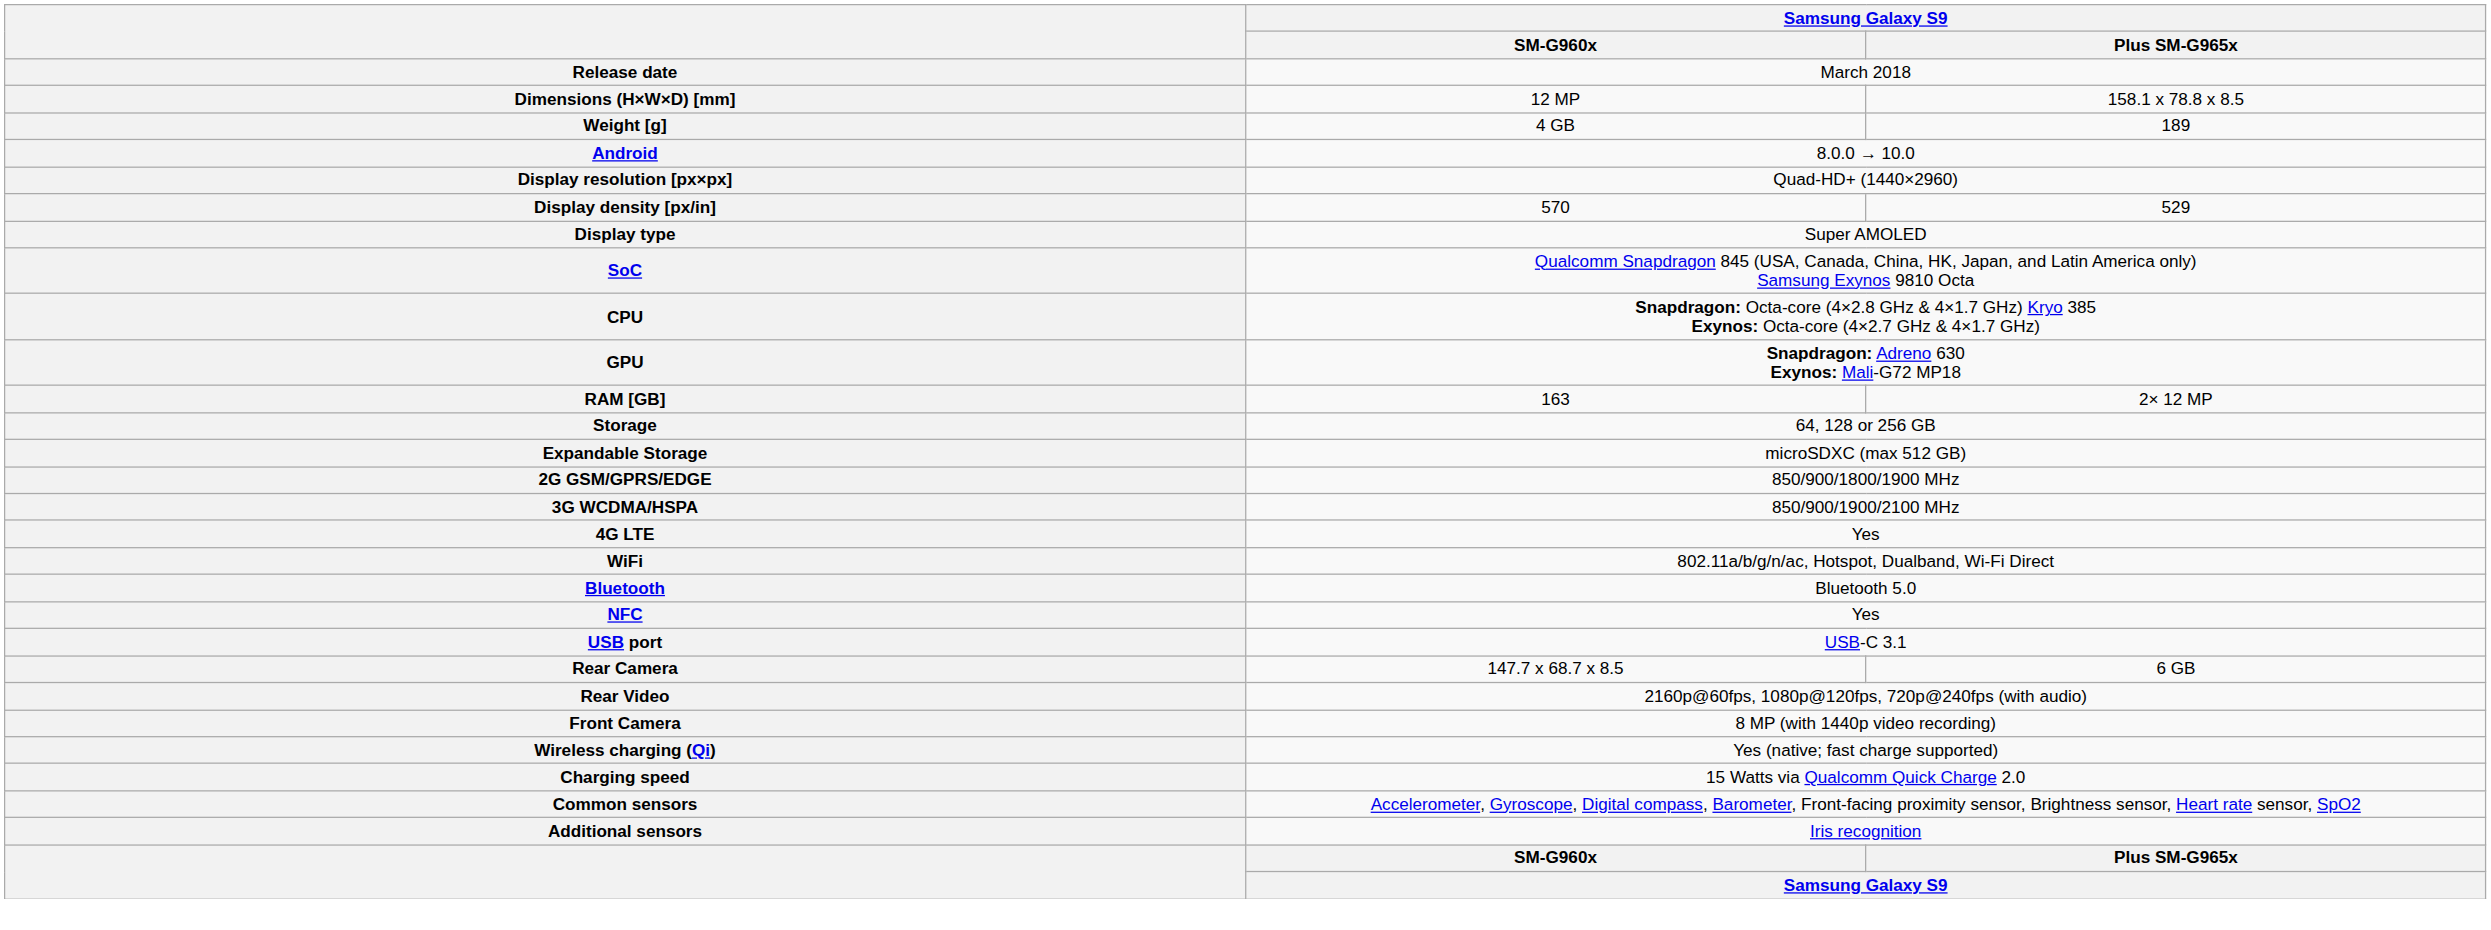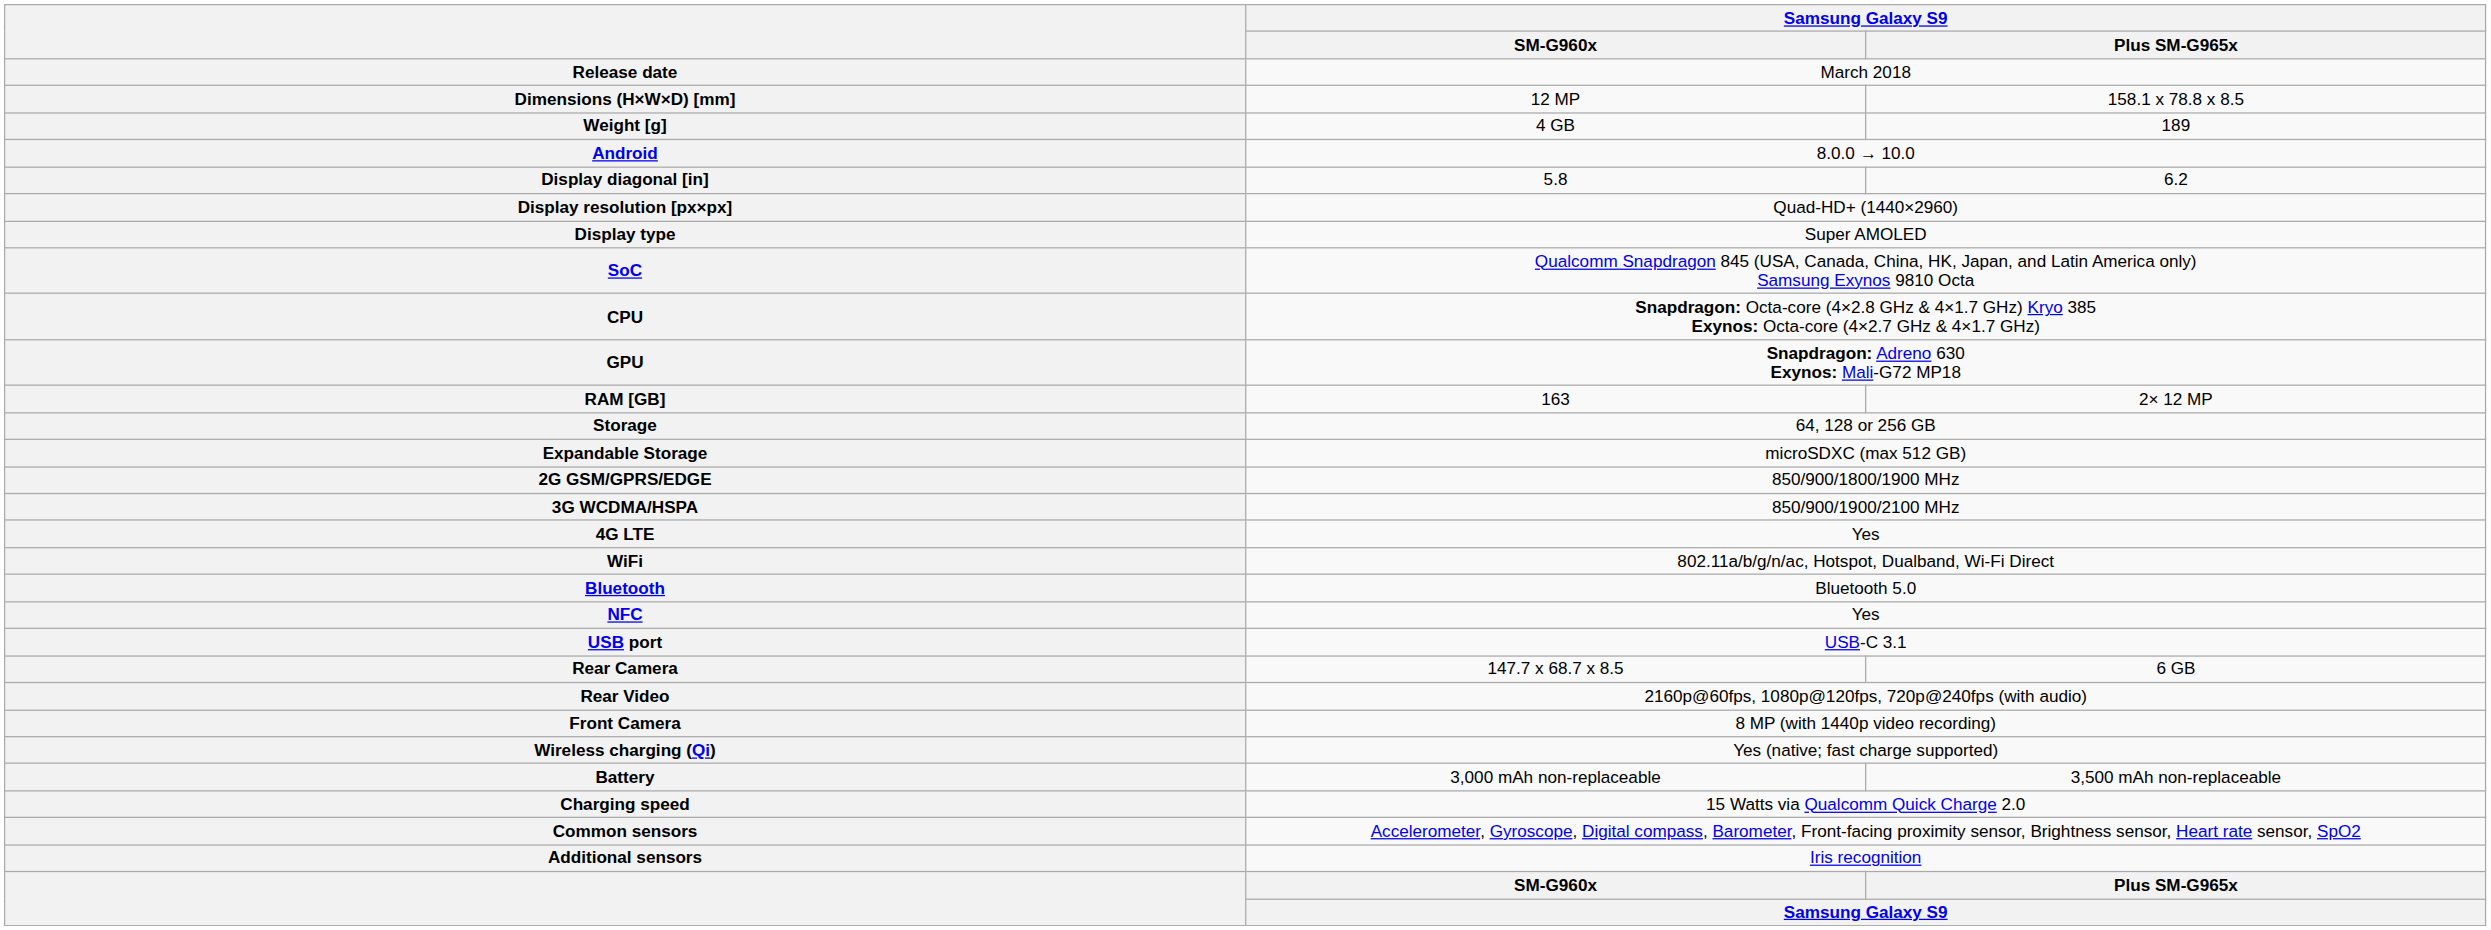+ row: (625, 180)
- row: (625, 207)
+ row: (625, 777)
